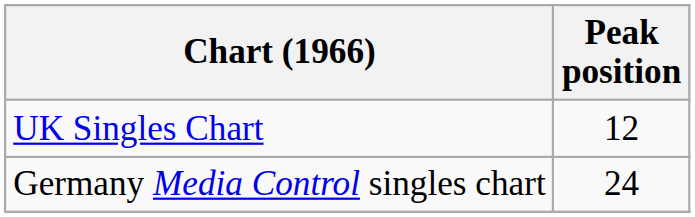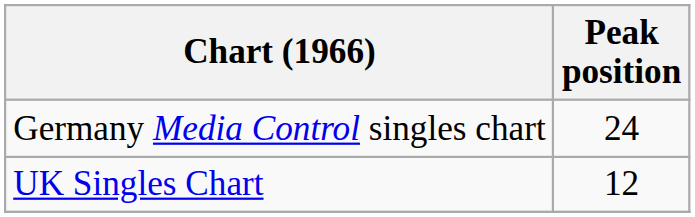rows swapped: (279, 183) <-> (138, 127)
